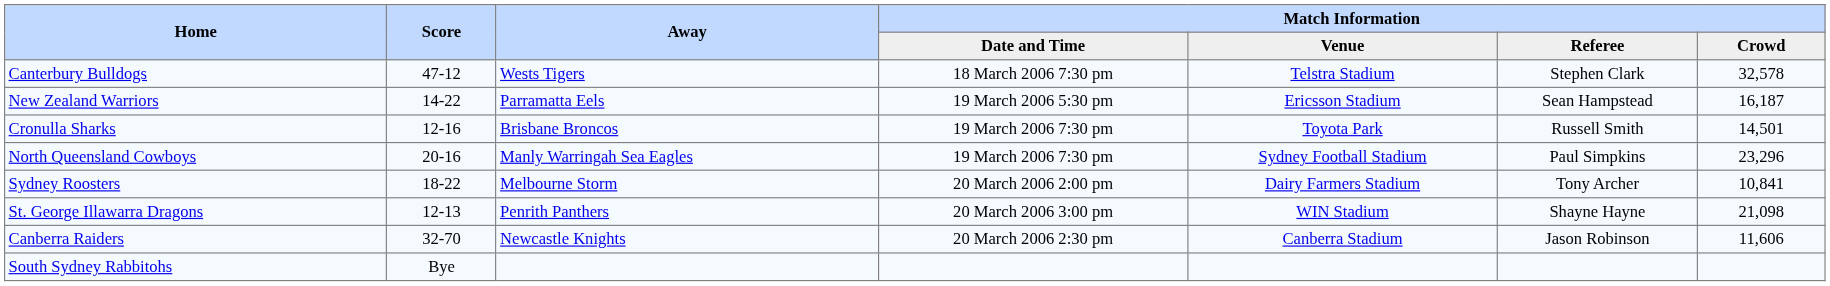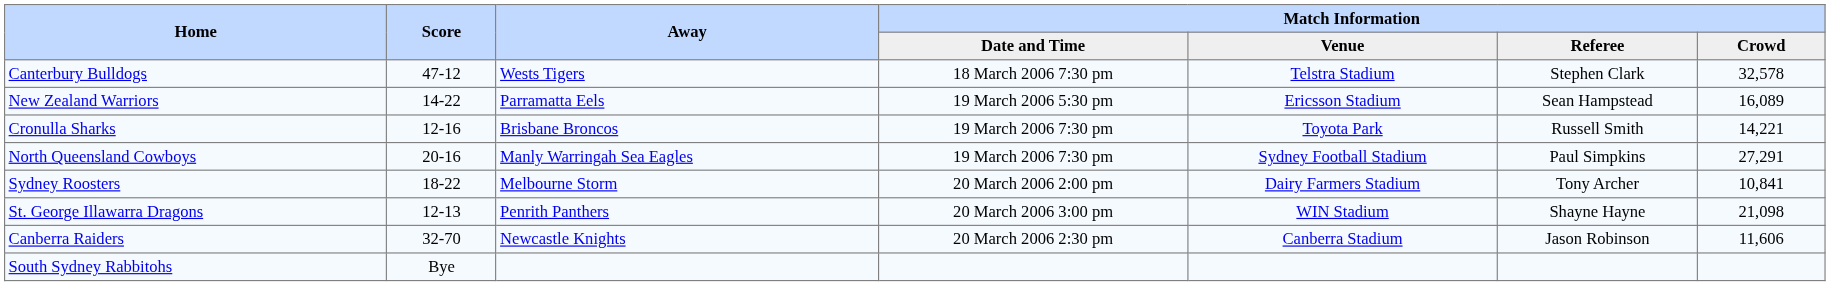(1761, 101) 16,187 -> (1761, 101) 16,089
(1761, 128) 14,501 -> (1761, 128) 14,221
(1761, 156) 23,296 -> (1761, 156) 27,291
